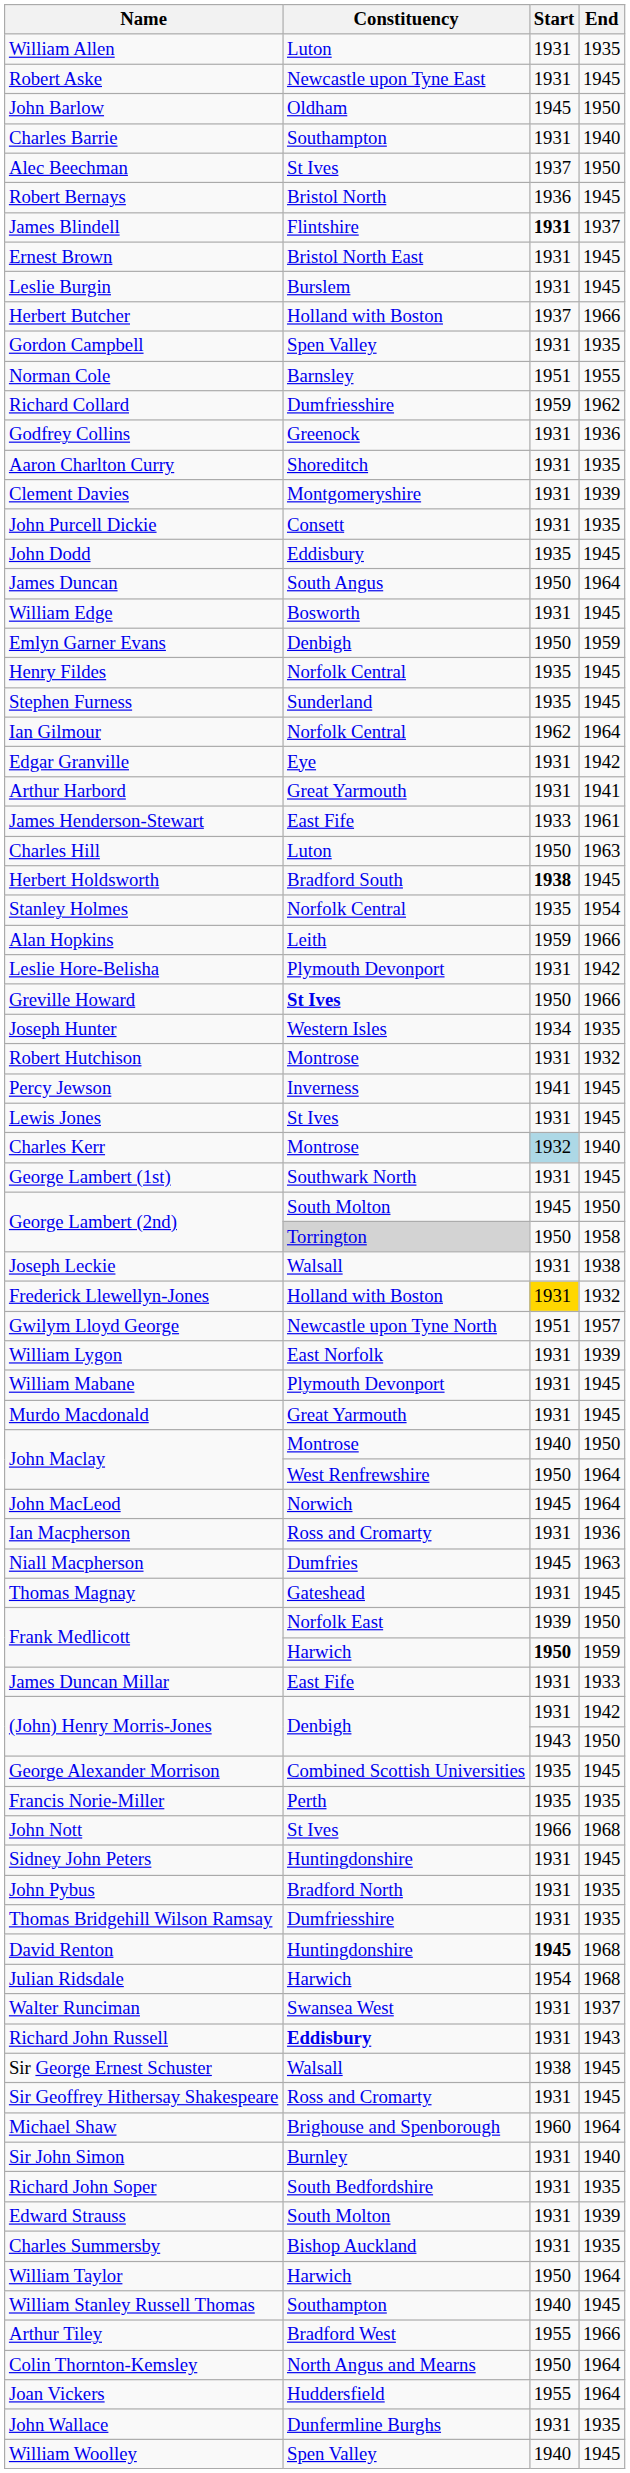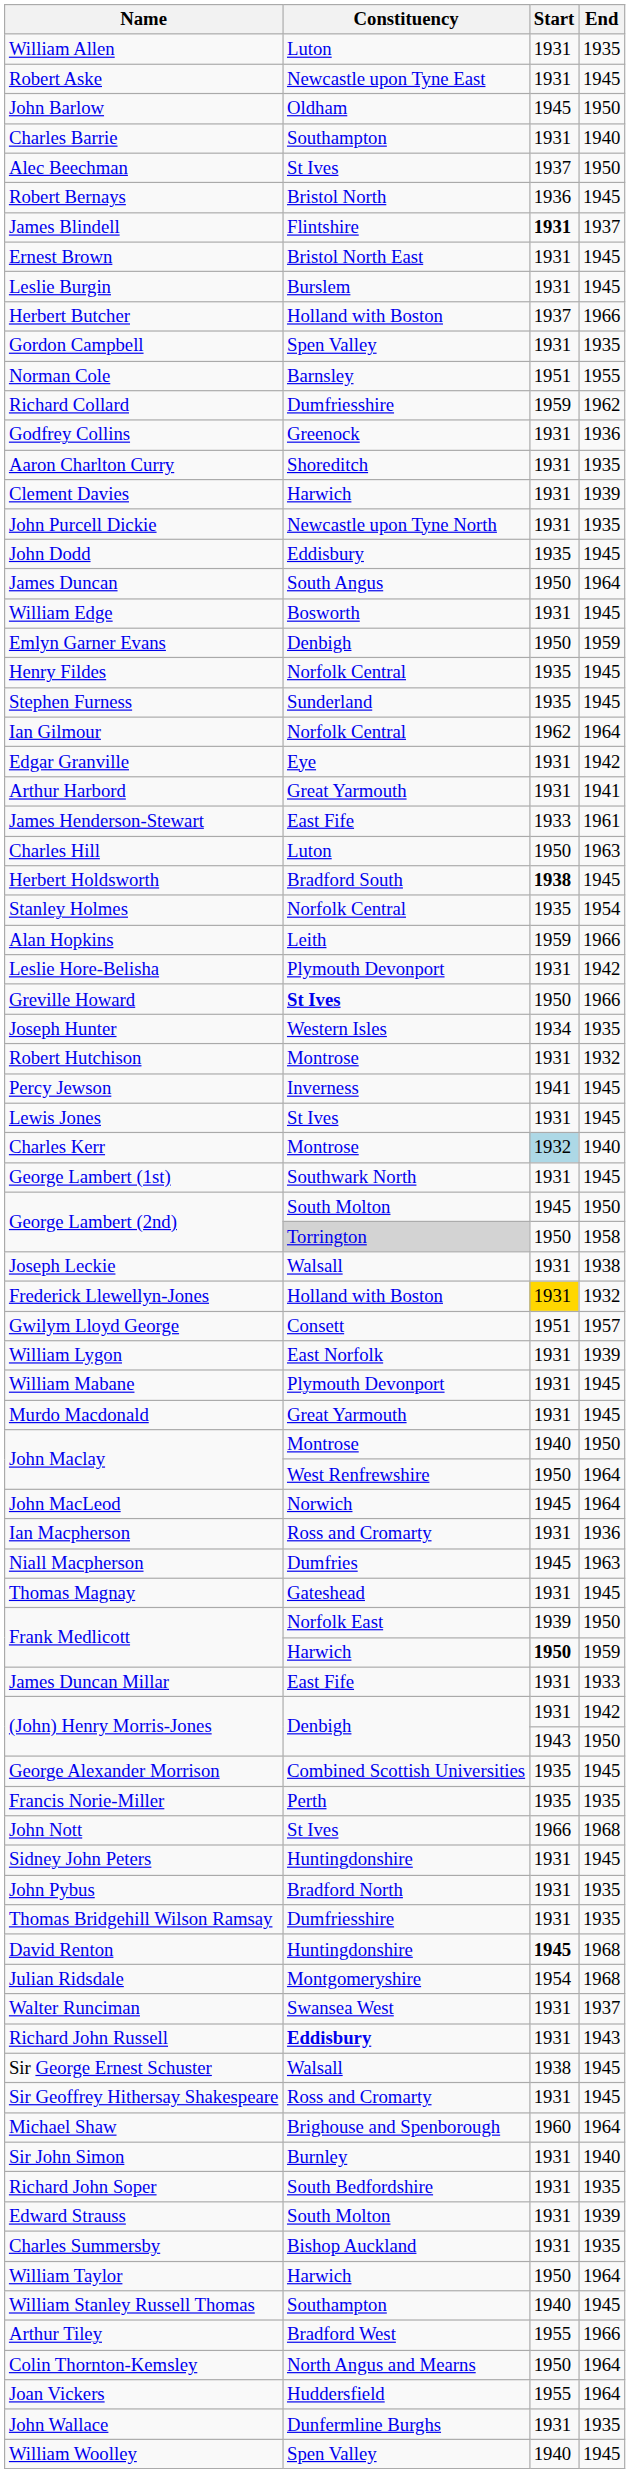(354, 494) Montgomeryshire -> (319, 494) Harwich
(316, 524) Consett -> (392, 524) Newcastle upon Tyne North
(392, 1325) Newcastle upon Tyne North -> (316, 1325) Consett
(319, 1978) Harwich -> (354, 1978) Montgomeryshire
